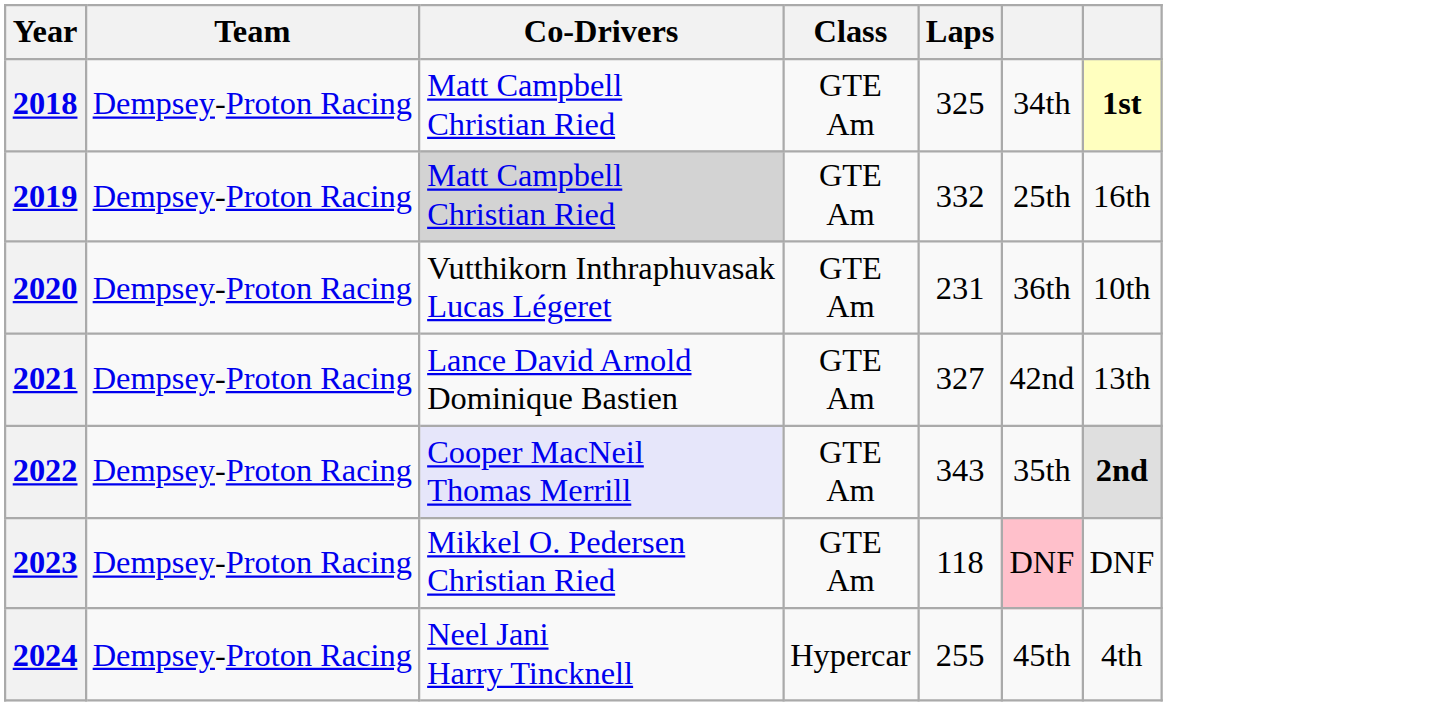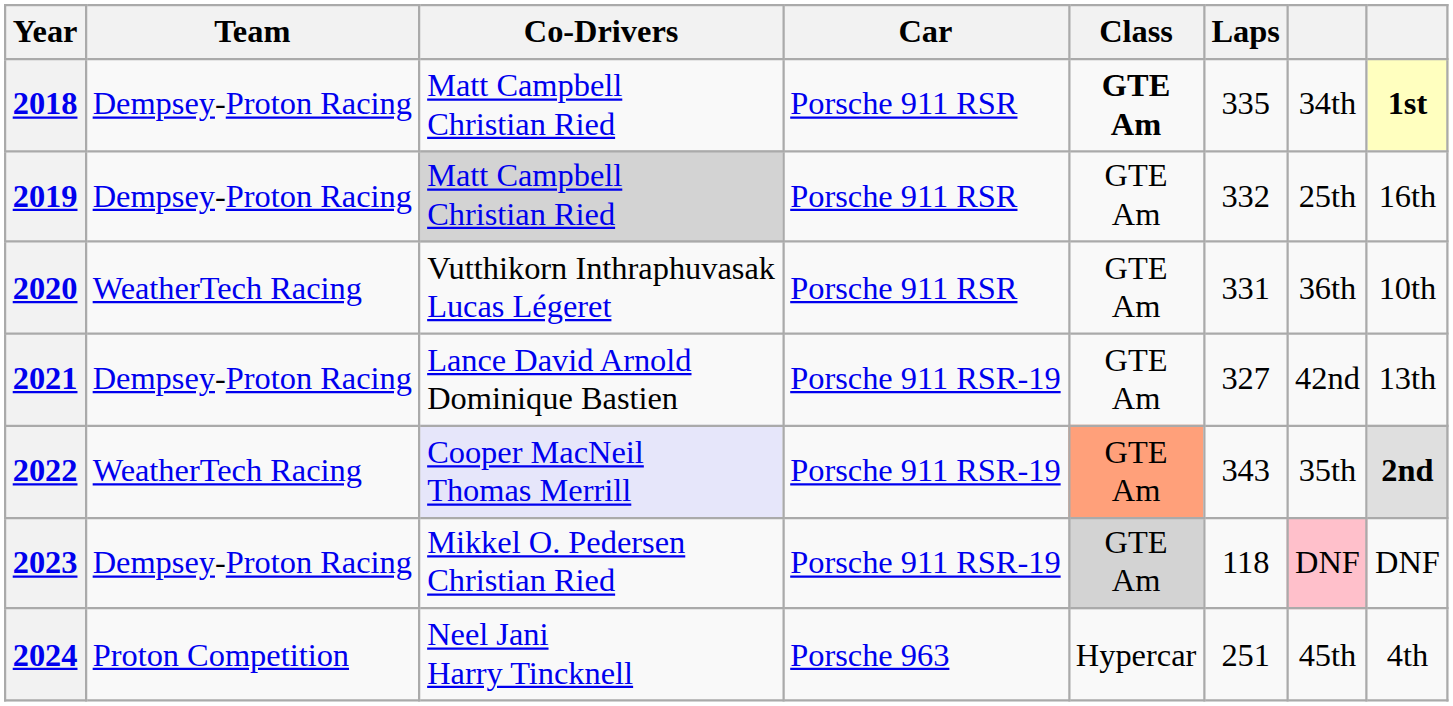+ column: (925, 31)
(850, 104) normal -> (1136, 104) bold
(960, 104) 325 -> (1246, 104) 335
(252, 287) Dempsey-Proton Racing -> (227, 287) WeatherTech Racing
(960, 287) 231 -> (1246, 287) 331
(252, 470) Dempsey-Proton Racing -> (227, 470) WeatherTech Racing
(850, 470) no background -> (1136, 470) lightsalmon background
(850, 562) no background -> (1136, 562) lightgrey background
(252, 654) Dempsey-Proton Racing -> (221, 654) Proton Competition
(960, 654) 255 -> (1246, 654) 251
